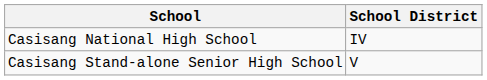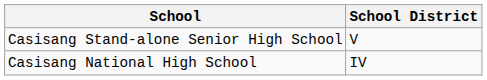rows swapped: (132, 40) <-> (175, 63)
